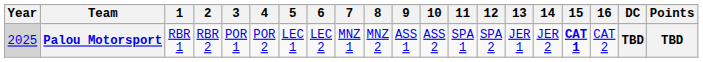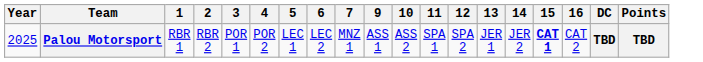- column: (378, 14)
(22, 41) lightgrey background -> (22, 41) no background
